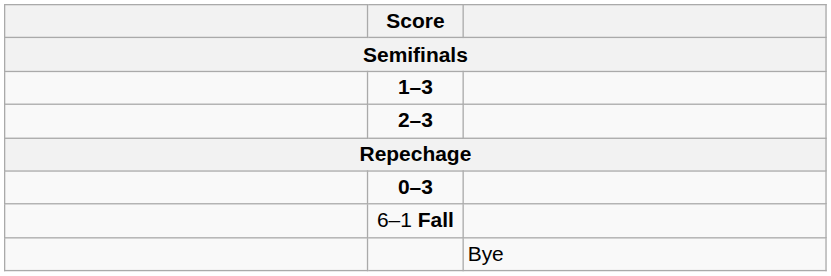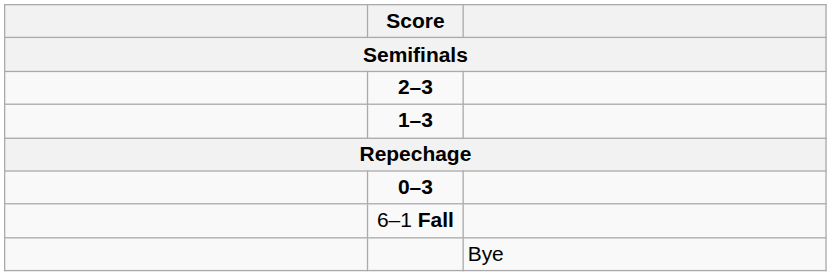rows swapped: (415, 87) <-> (415, 120)
